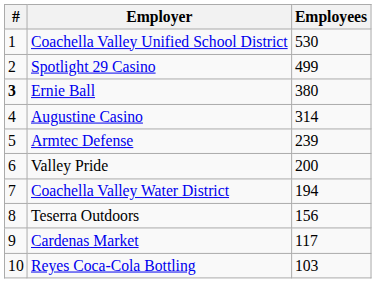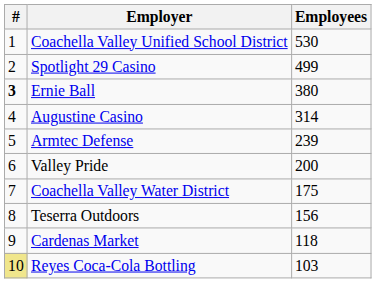(307, 191) 194 -> (307, 191) 175
(306, 240) 117 -> (306, 240) 118
(16, 265) no background -> (16, 265) khaki background
